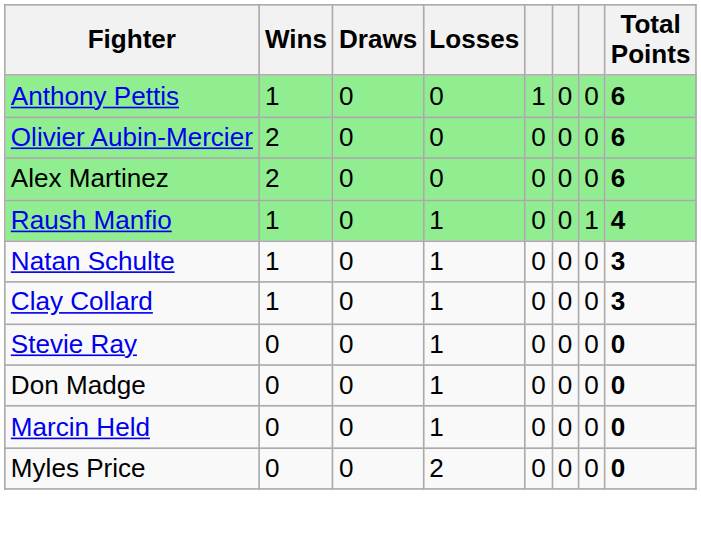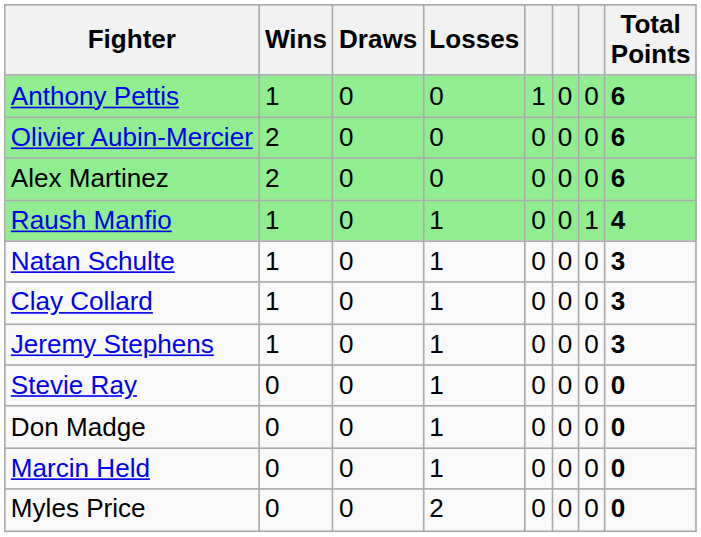+ row: (112, 344)
